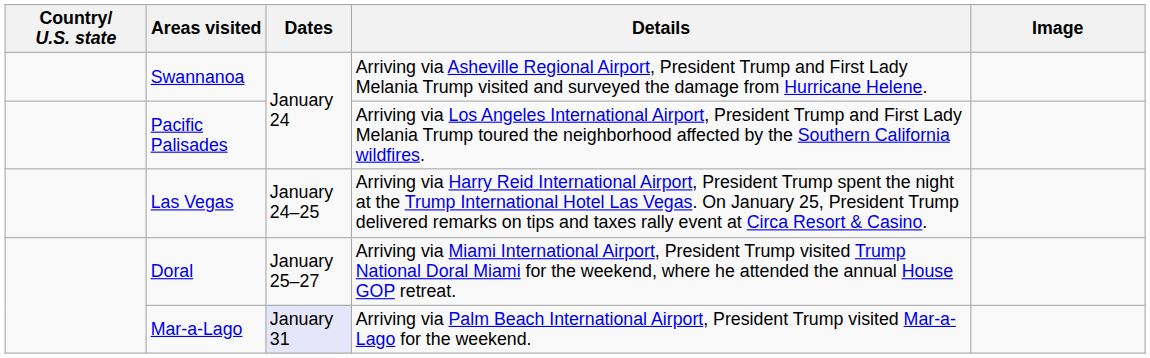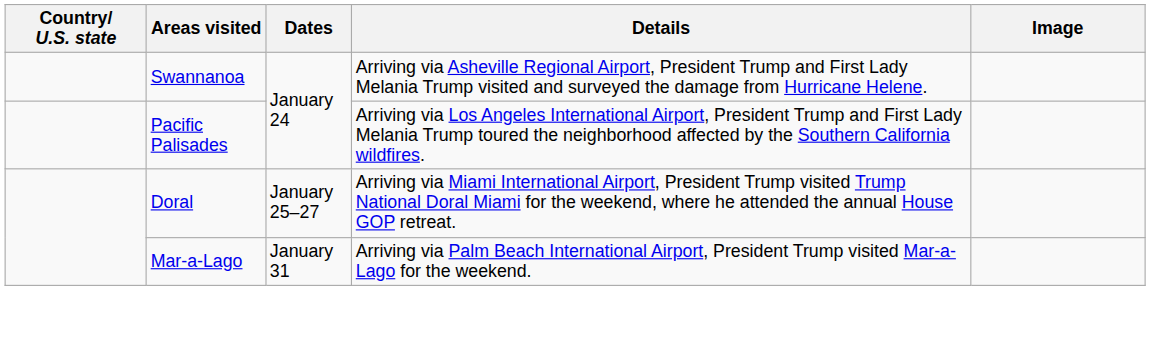- row: (192, 202)
(301, 329) lavender background -> (301, 261) no background
